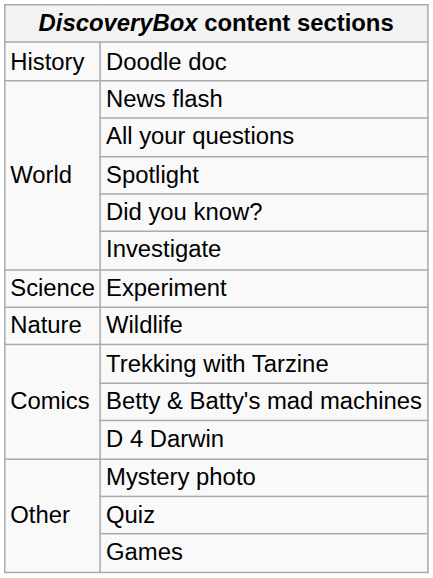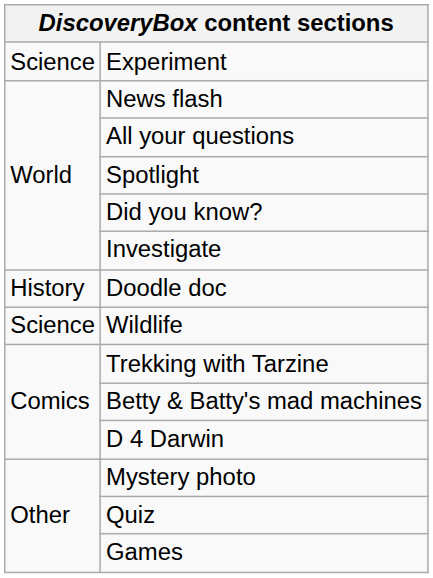rows swapped: (166, 61) <-> (166, 288)
(46, 325) Nature -> (53, 325) Science
